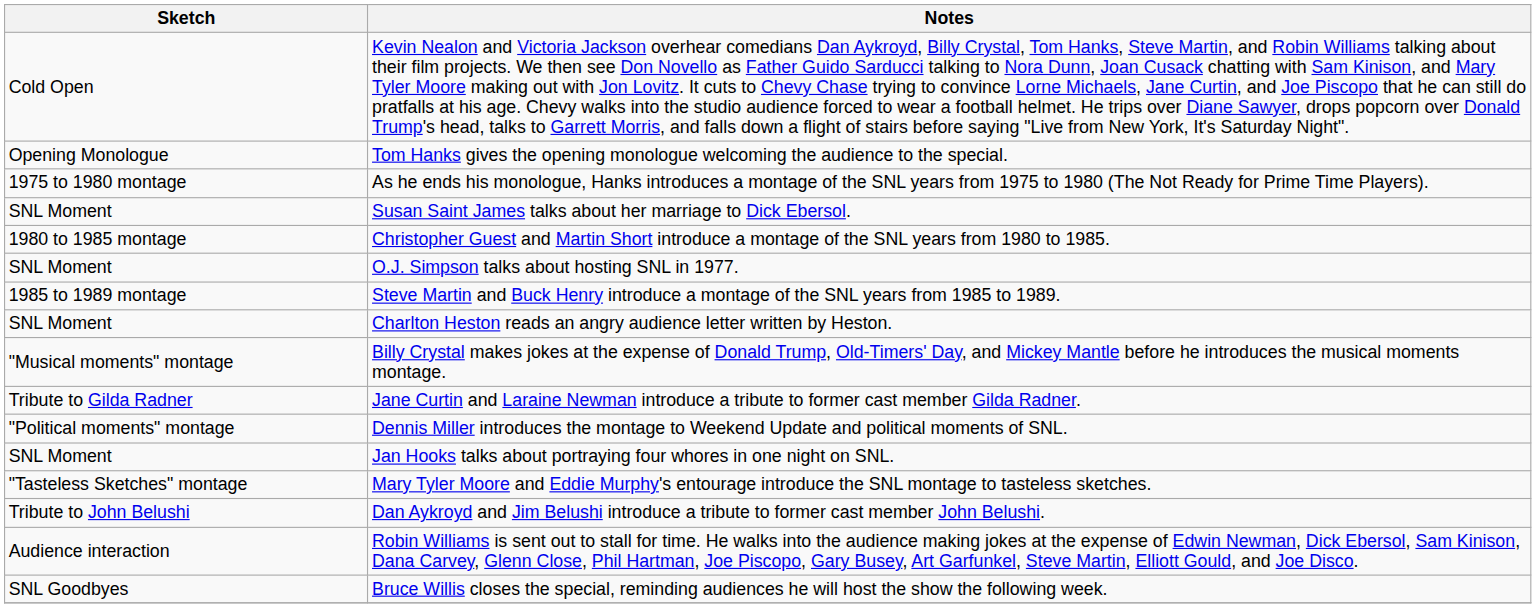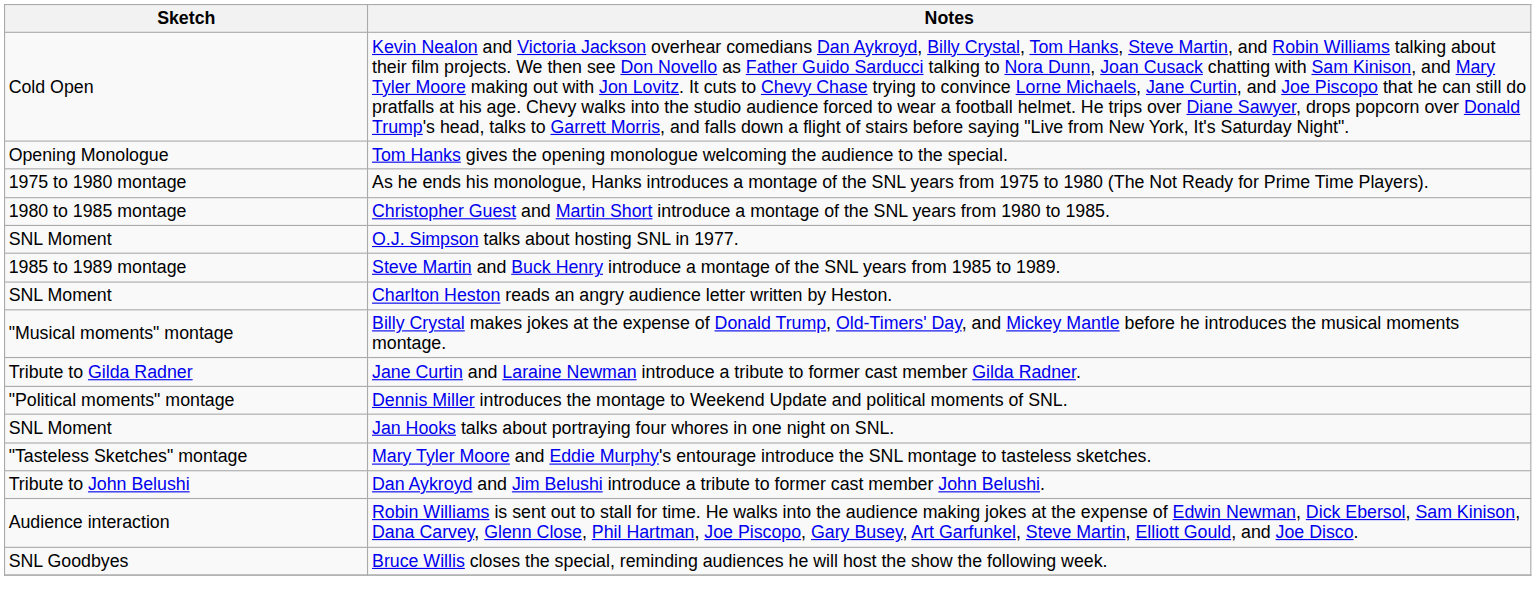- row: (611, 211)
